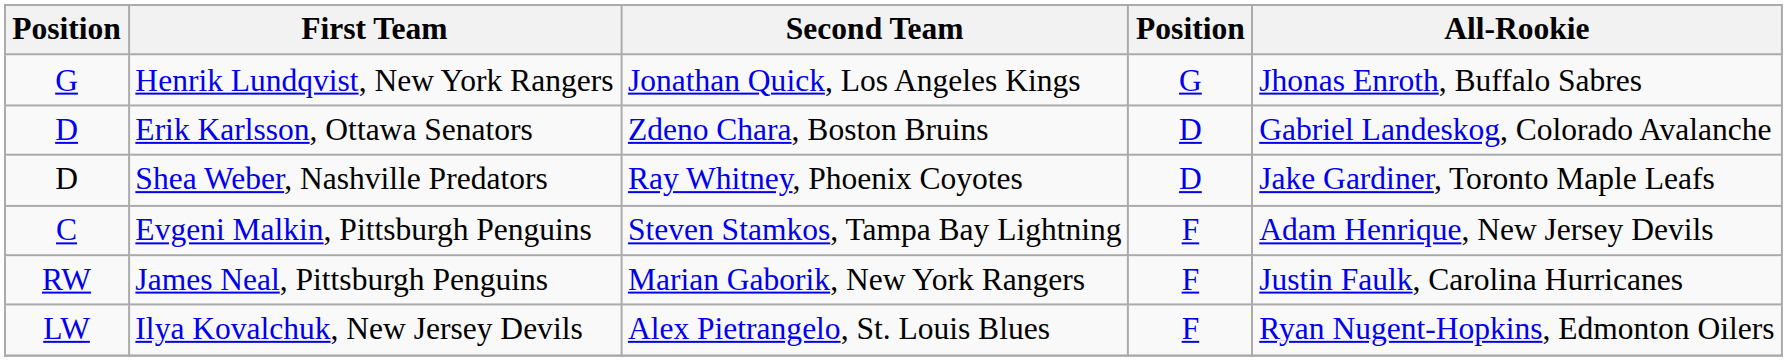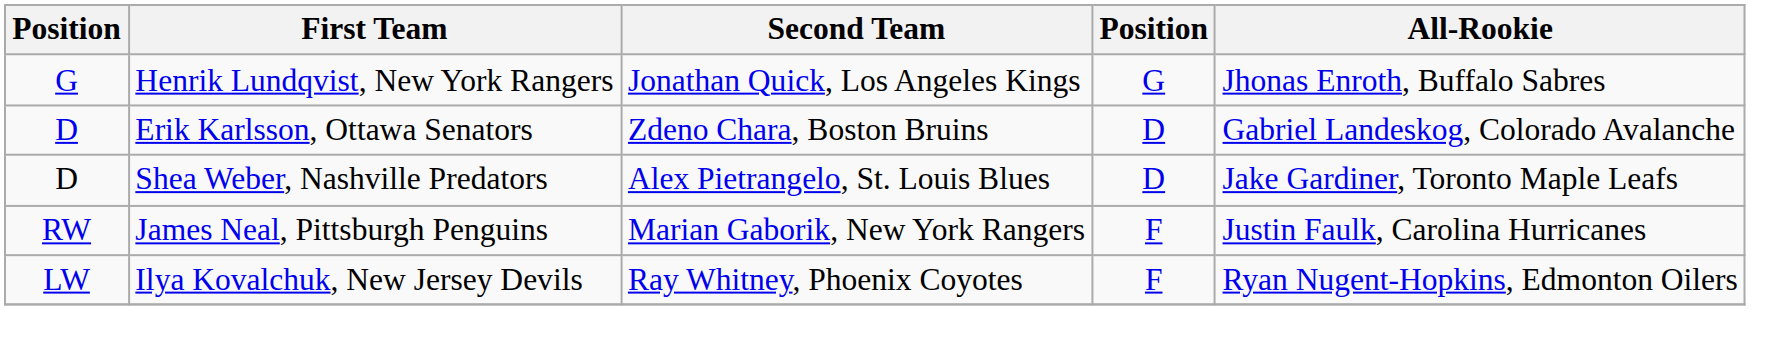(825, 179) Ray Whitney, Phoenix Coyotes -> (839, 179) Alex Pietrangelo, St. Louis Blues
- row: (364, 229)
(839, 329) Alex Pietrangelo, St. Louis Blues -> (825, 279) Ray Whitney, Phoenix Coyotes
